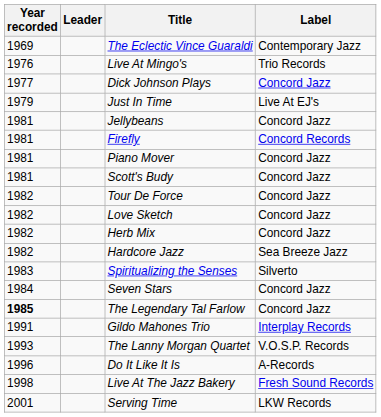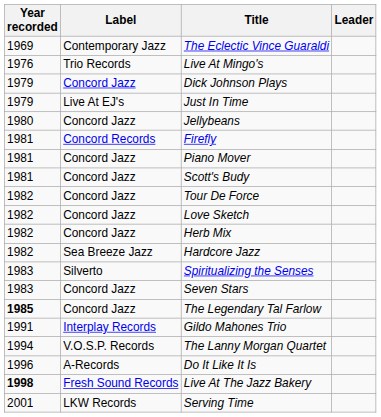columns swapped: (83, 20) <-> (316, 20)
(20, 83) 1977 -> (20, 83) 1979
(20, 121) 1981 -> (20, 121) 1980
(20, 290) 1984 -> (20, 290) 1983
(20, 346) 1993 -> (20, 346) 1994
(20, 383) normal -> (20, 383) bold
